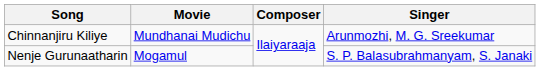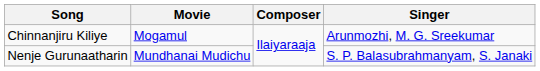(192, 35) Mundhanai Mudichu -> (160, 35) Mogamul
(160, 55) Mogamul -> (192, 55) Mundhanai Mudichu
